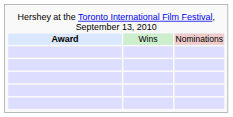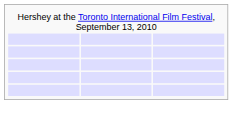- row: (65, 39)
